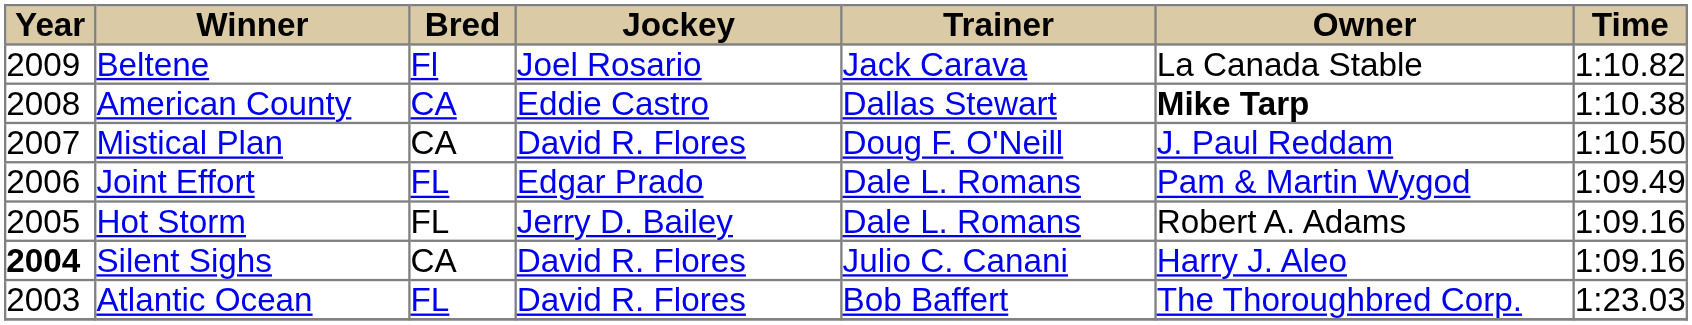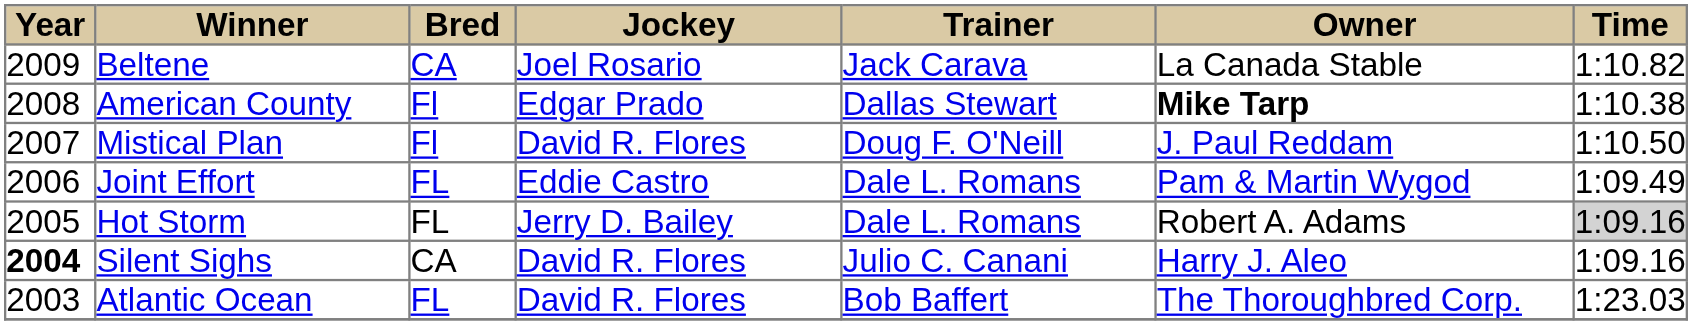(424, 64) Fl -> (434, 64) CA
(434, 103) CA -> (424, 103) Fl
(613, 103) Eddie Castro -> (610, 103) Edgar Prado
(434, 143) CA -> (424, 143) Fl
(610, 182) Edgar Prado -> (613, 182) Eddie Castro
(1630, 221) no background -> (1630, 221) lightgrey background
